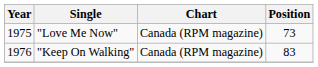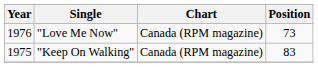(19, 33) 1975 -> (19, 33) 1976
(19, 52) 1976 -> (19, 52) 1975
